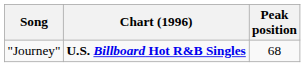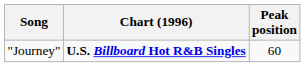(274, 51) 68 -> (274, 51) 60
